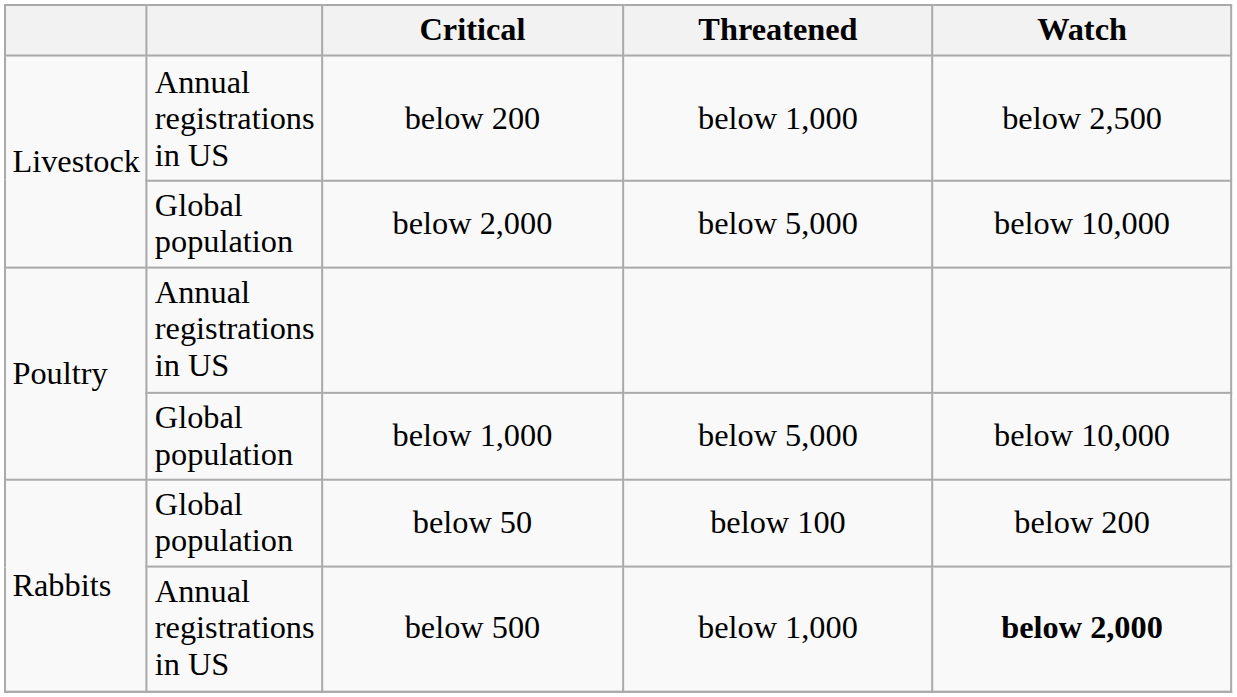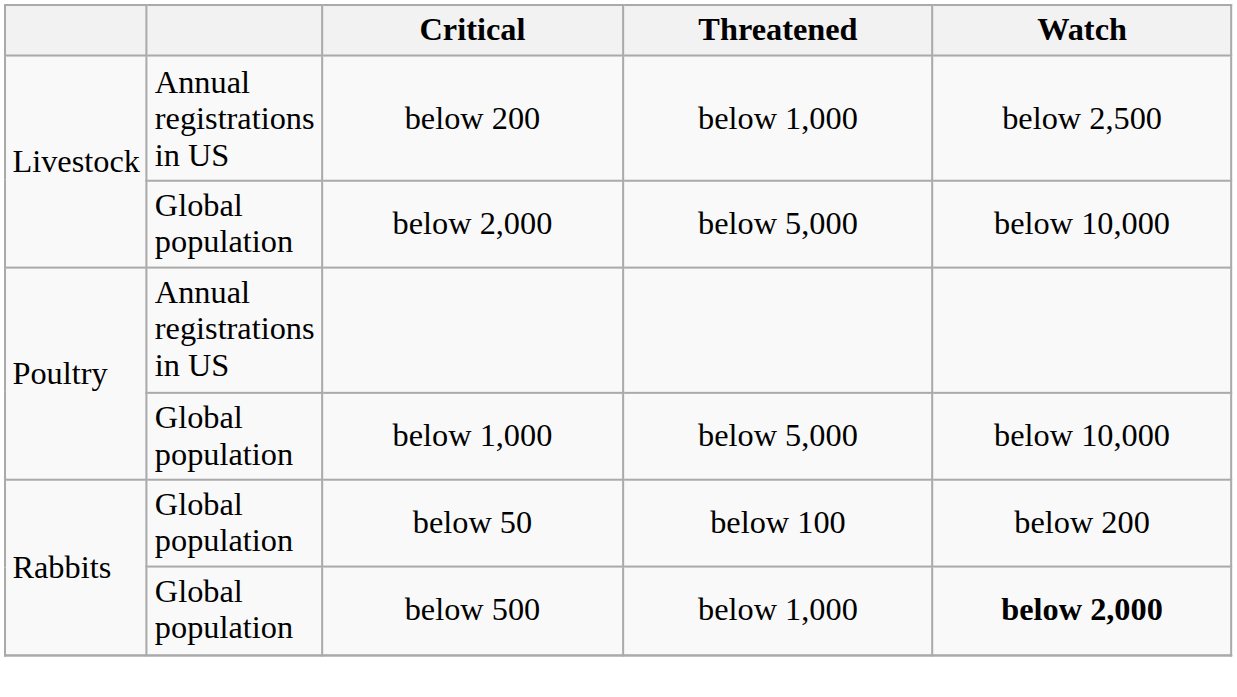(235, 628) Annual registrations in US -> (224, 610) Global population
